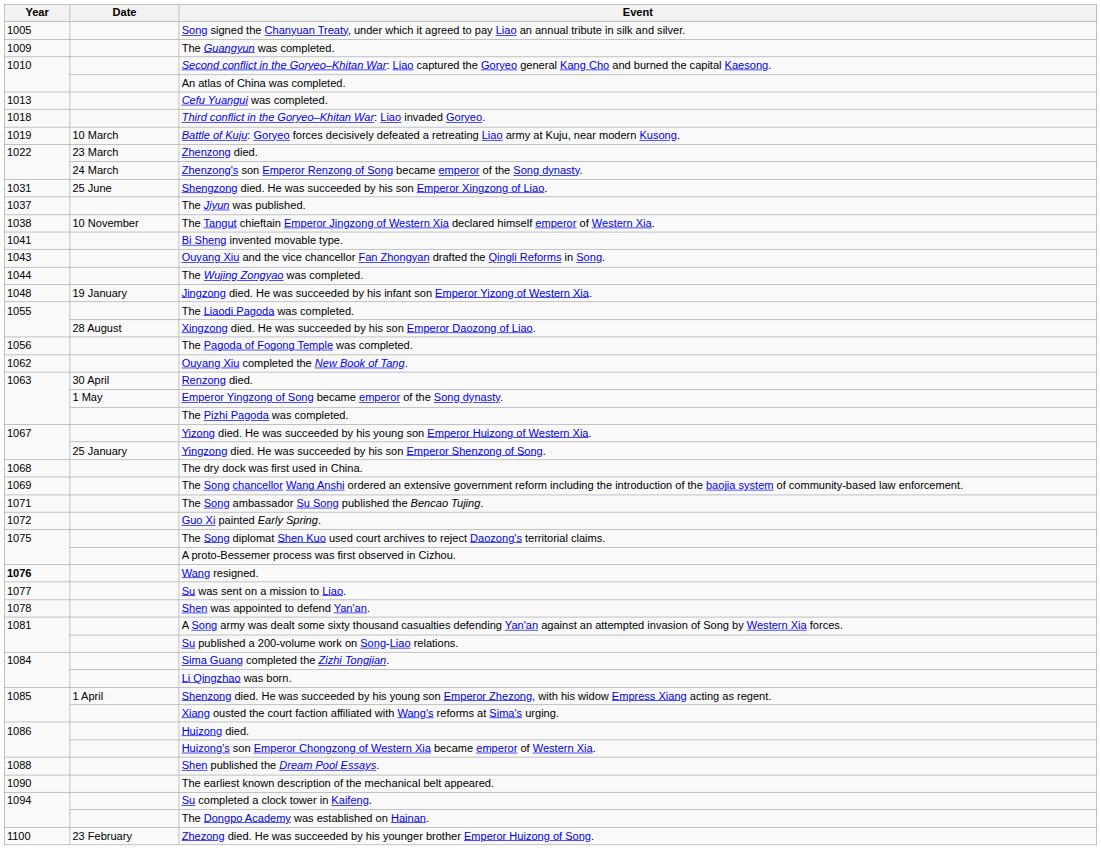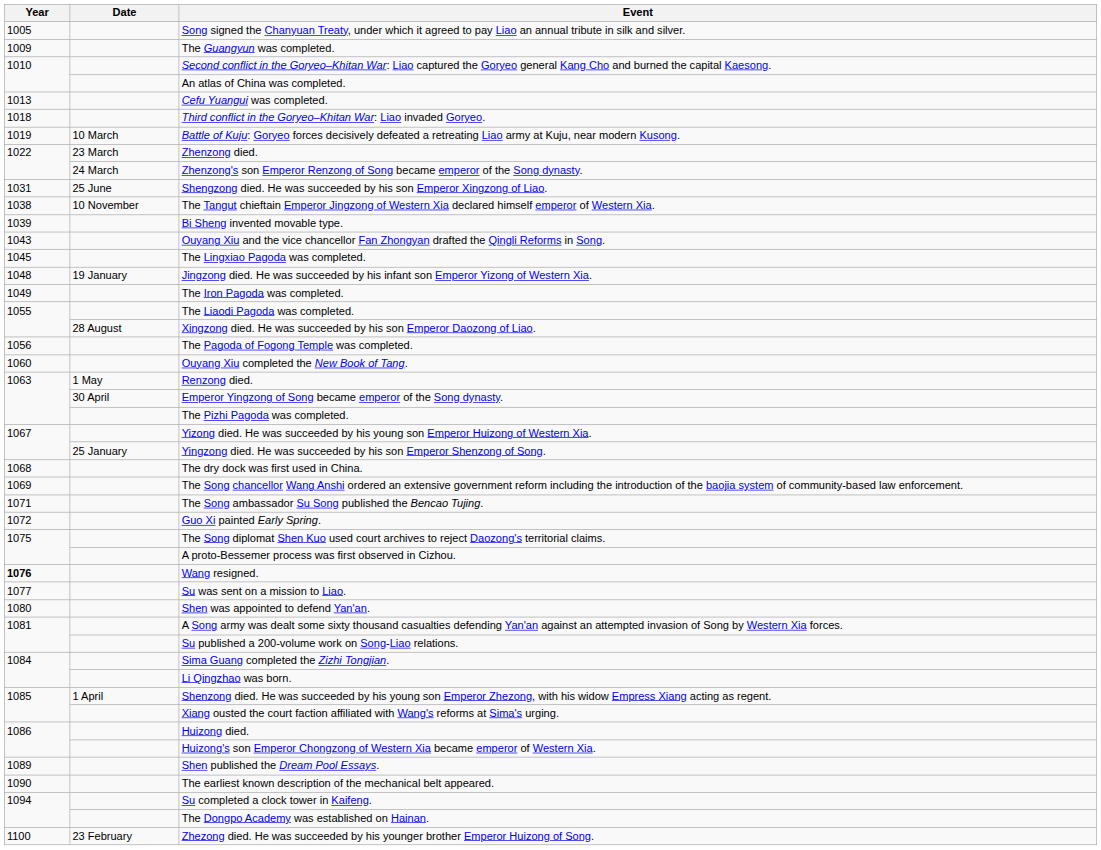- row: (244, 205)
(19, 240) 1041 -> (19, 223) 1039
- row: (272, 275)
+ row: (274, 258)
+ row: (263, 293)
(19, 363) 1062 -> (19, 363) 1060
(91, 380) 30 April -> (87, 380) 1 May
(87, 398) 1 May -> (91, 398) 30 April
(19, 608) 1078 -> (19, 608) 1080
(19, 766) 1088 -> (19, 766) 1089
